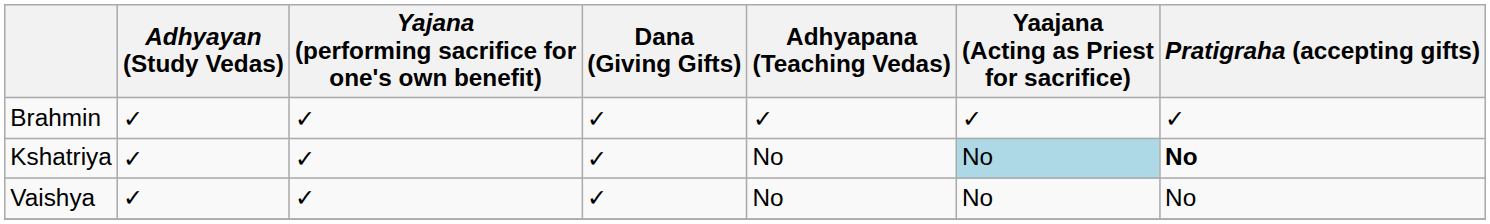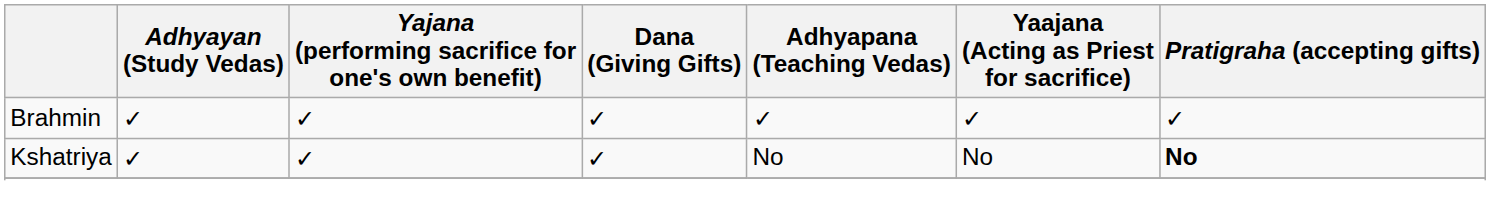(978, 157) lightblue background -> (978, 157) no background
- row: (53, 198)
